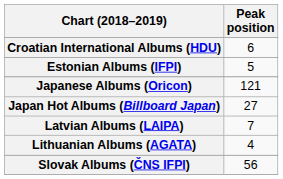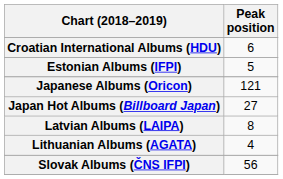(251, 125) 7 -> (251, 125) 8
